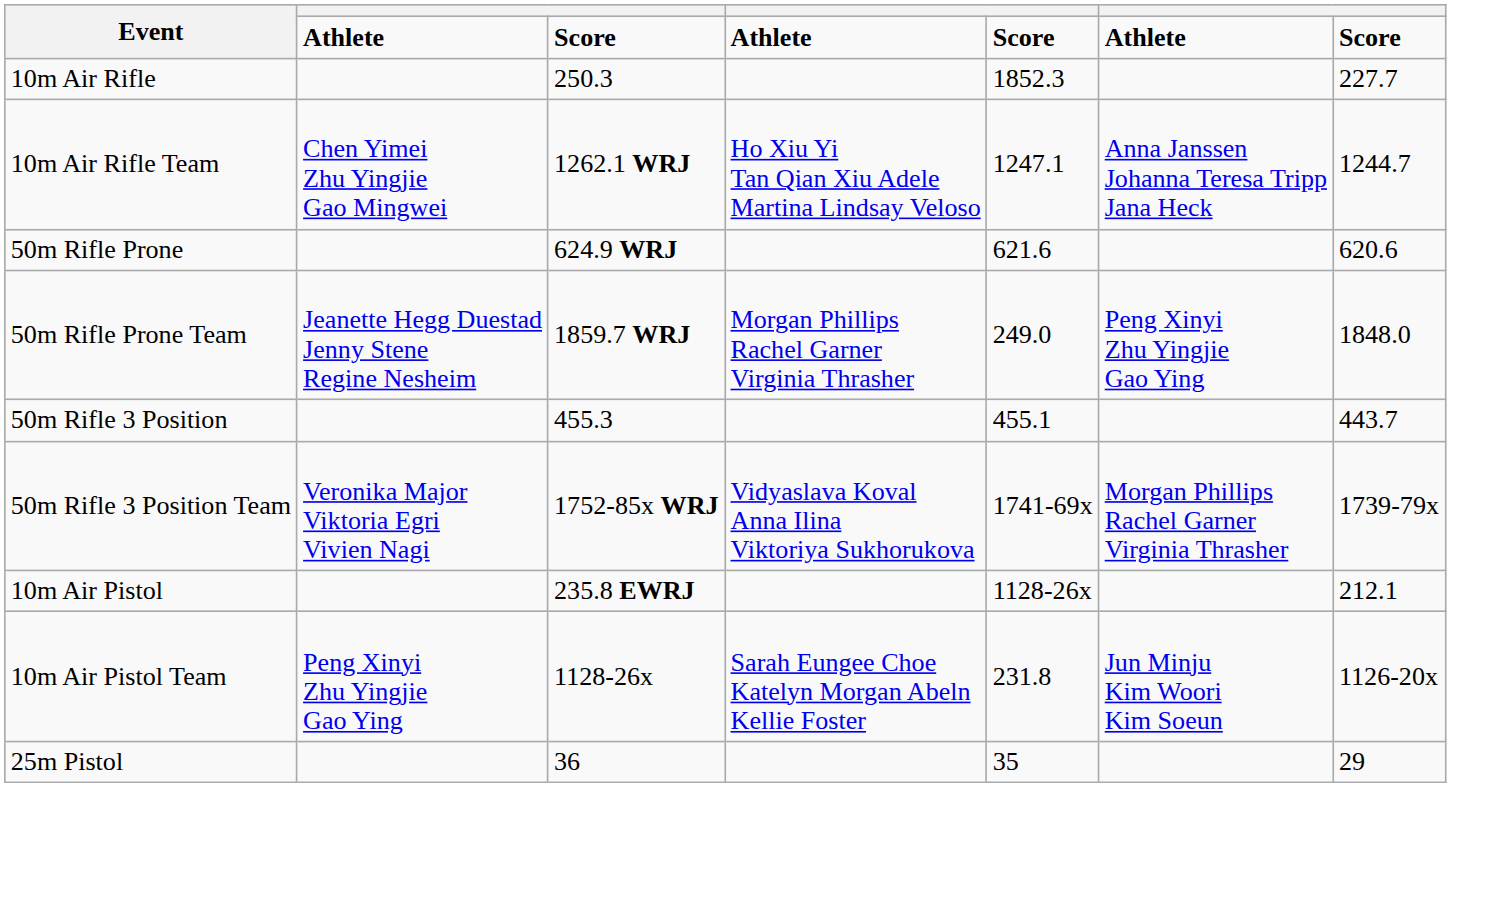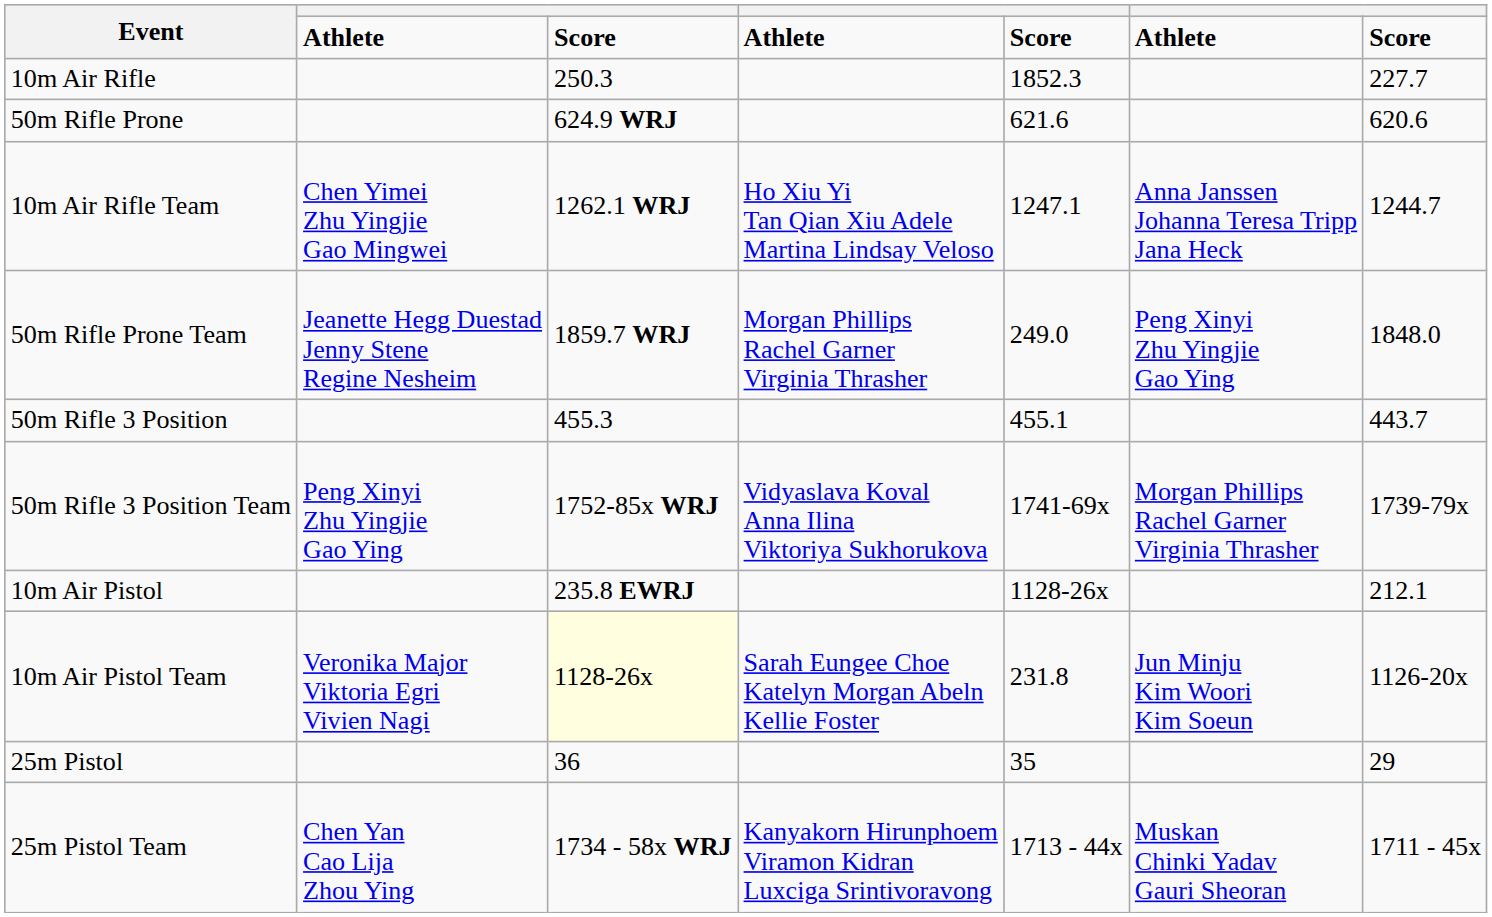rows swapped: (115, 163) <-> (97, 249)
(385, 520) Veronika Major Viktoria Egri Vivien Nagi -> (365, 520) Peng Xinyi Zhu Yingjie Gao Ying
(365, 690) Peng Xinyi Zhu Yingjie Gao Ying -> (385, 690) Veronika Major Viktoria Egri Vivien Nagi
(604, 676) no background -> (604, 676) lightyellow background
+ row: (99, 846)
